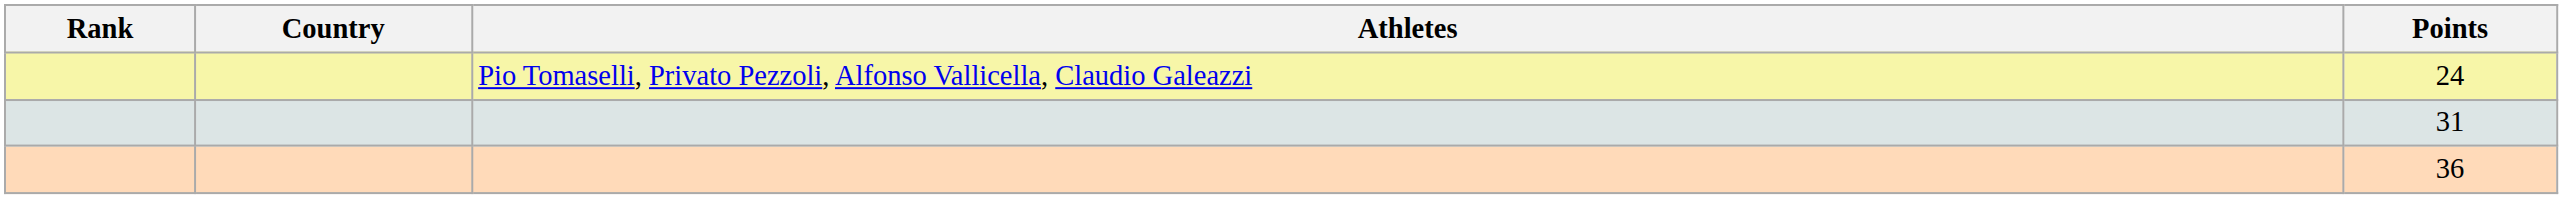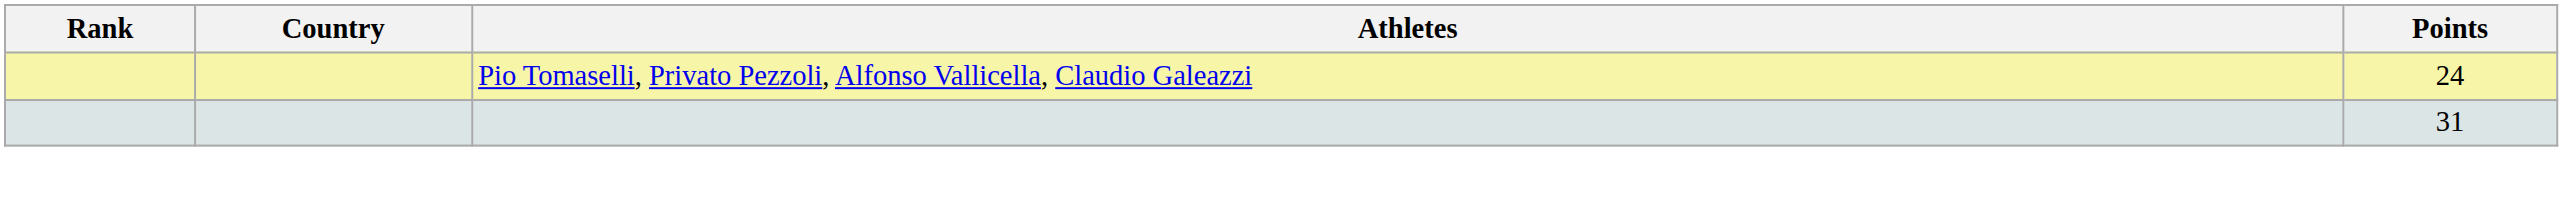- row: (2450, 169)
